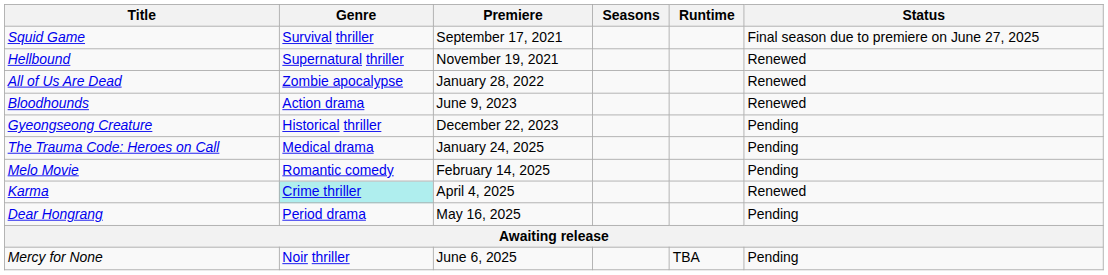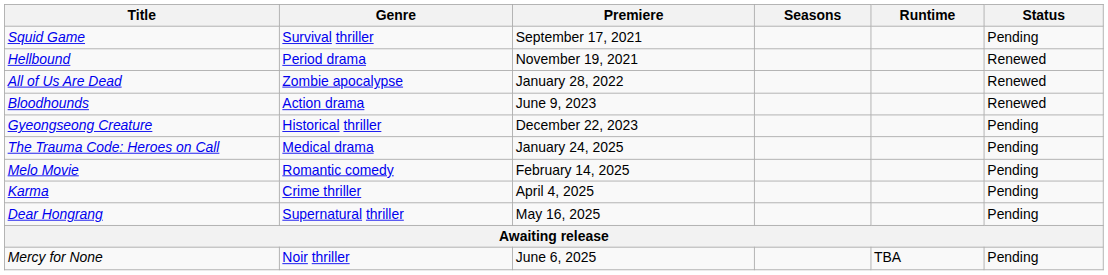(893, 37) Final season due to premiere on June 27, 2025 -> (1013, 37) Pending
(343, 59) Supernatural thriller -> (324, 59) Period drama
(322, 192) paleturquoise background -> (322, 192) no background
(777, 192) Renewed -> (1013, 192) Pending
(324, 214) Period drama -> (343, 214) Supernatural thriller
